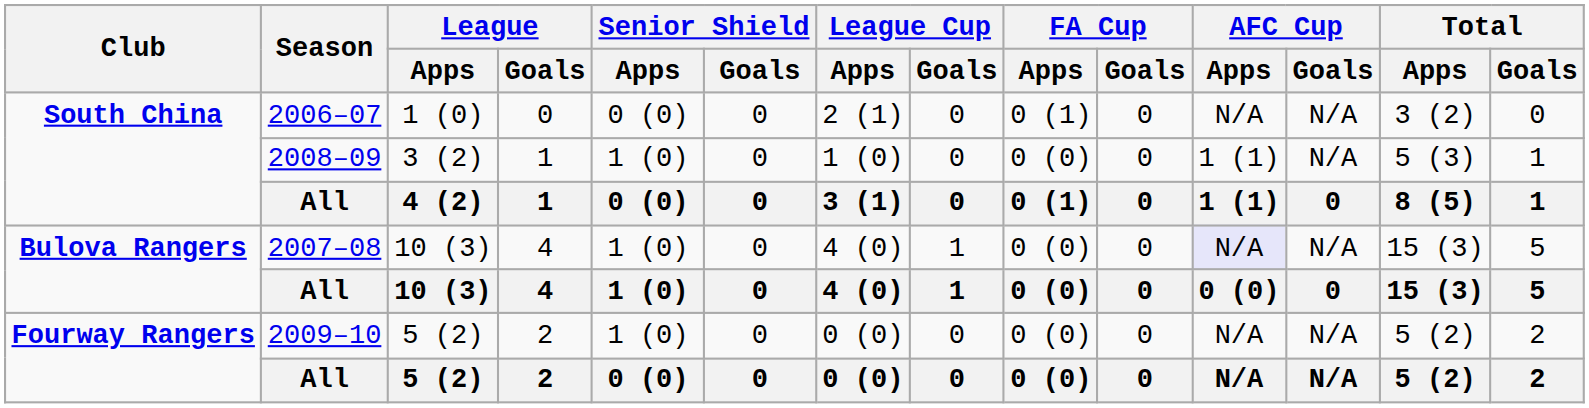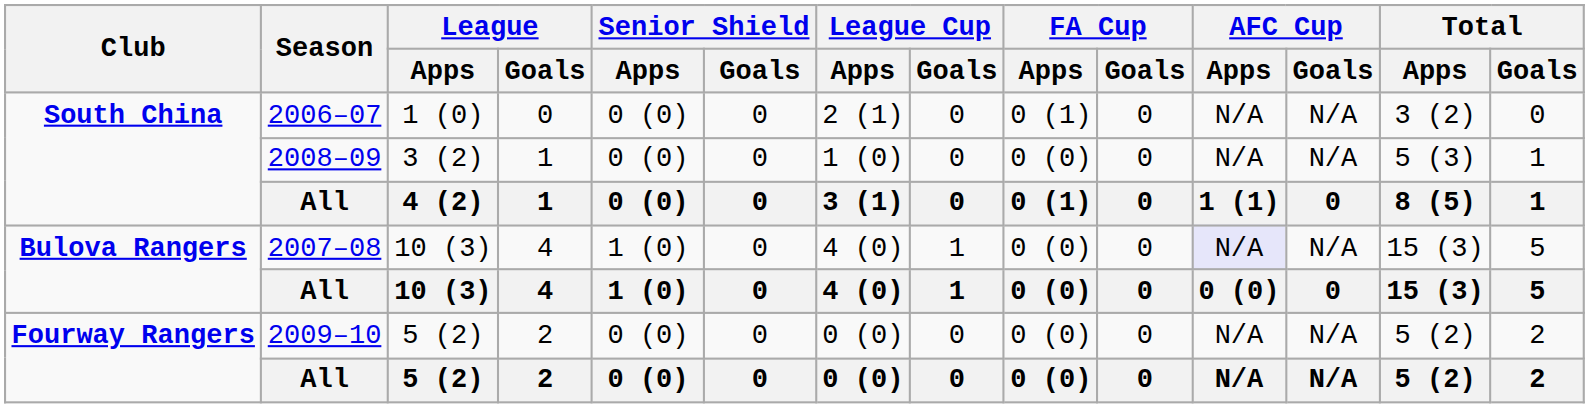(648, 159) 1 (0) -> (648, 159) 0 (0)
(1239, 159) 1 (1) -> (1239, 159) N/A
(648, 336) 1 (0) -> (648, 336) 0 (0)
